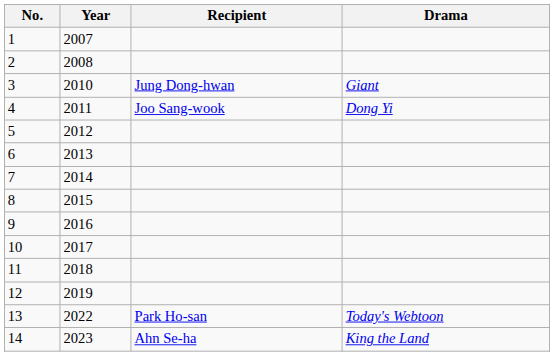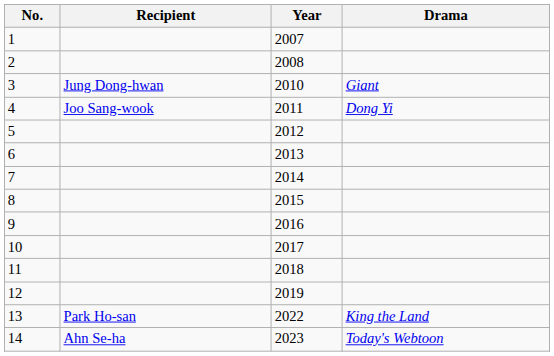columns swapped: (96, 16) <-> (237, 16)
(395, 316) Today's Webtoon -> (387, 316) King the Land
(387, 339) King the Land -> (395, 339) Today's Webtoon
